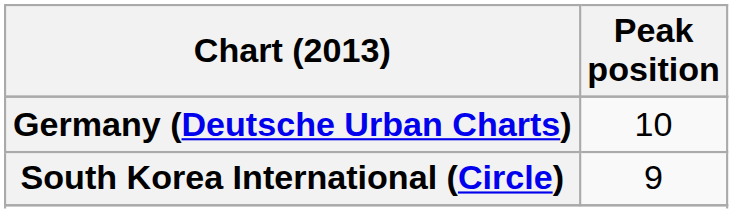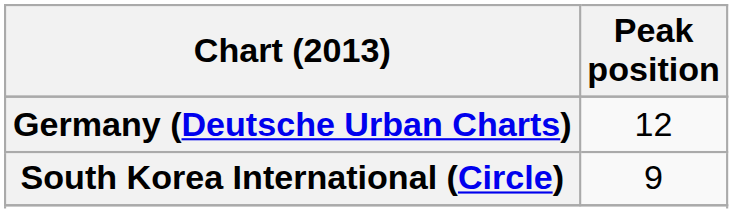(654, 123) 10 -> (654, 123) 12
